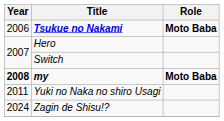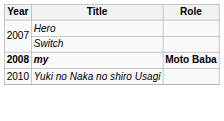- row: (78, 28)
(17, 92) 2011 -> (18, 76) 2010
- row: (72, 108)
